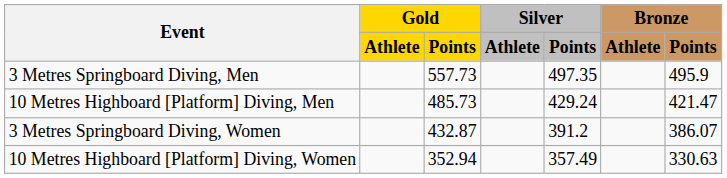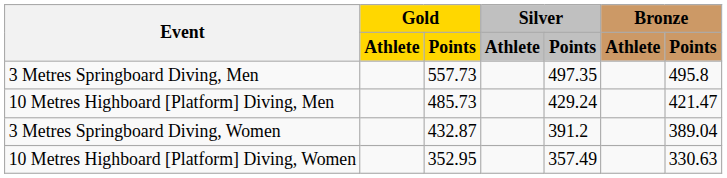(689, 74) 495.9 -> (689, 74) 495.8
(693, 131) 386.07 -> (693, 131) 389.04
(452, 159) 352.94 -> (452, 159) 352.95
